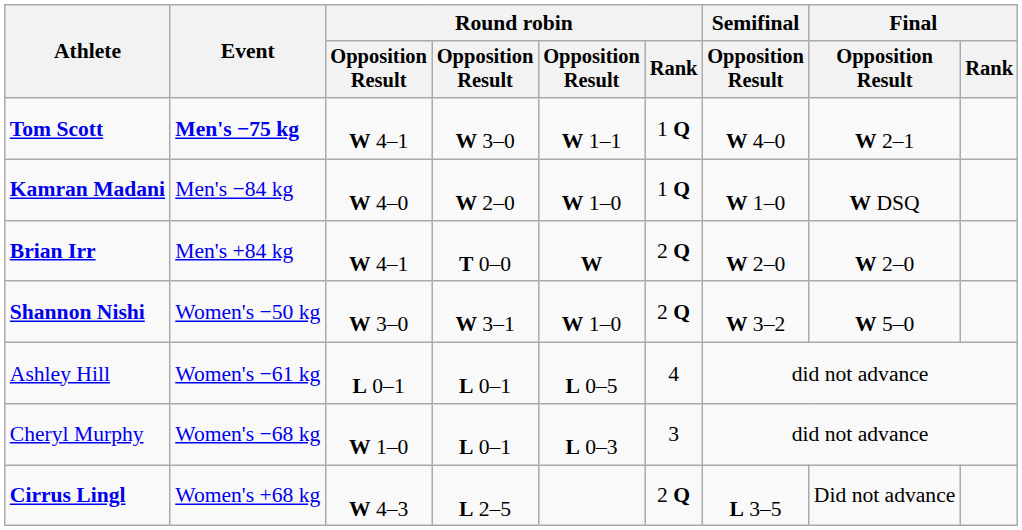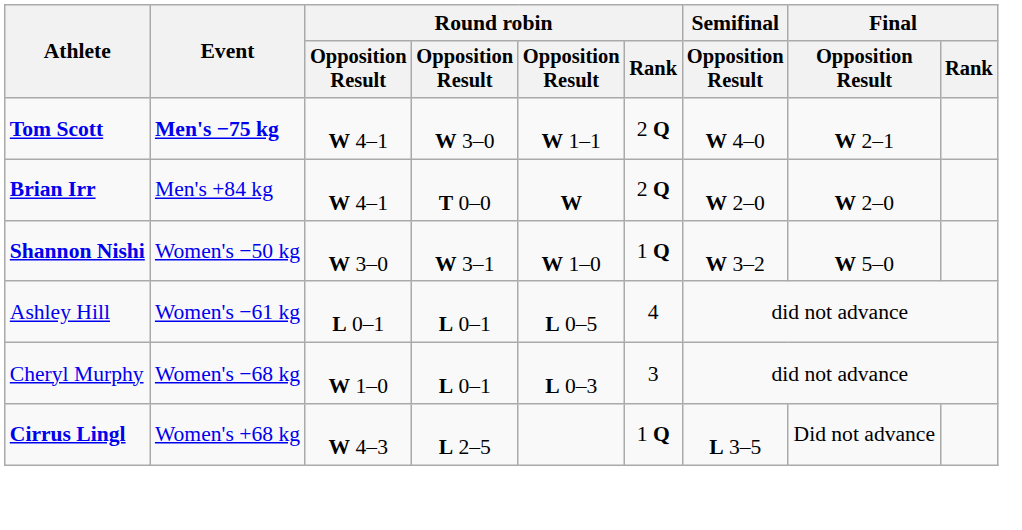(674, 128) 1 Q -> (653, 128) 2 Q
- row: (87, 189)
(674, 312) 2 Q -> (653, 251) 1 Q
(674, 495) 2 Q -> (653, 434) 1 Q
